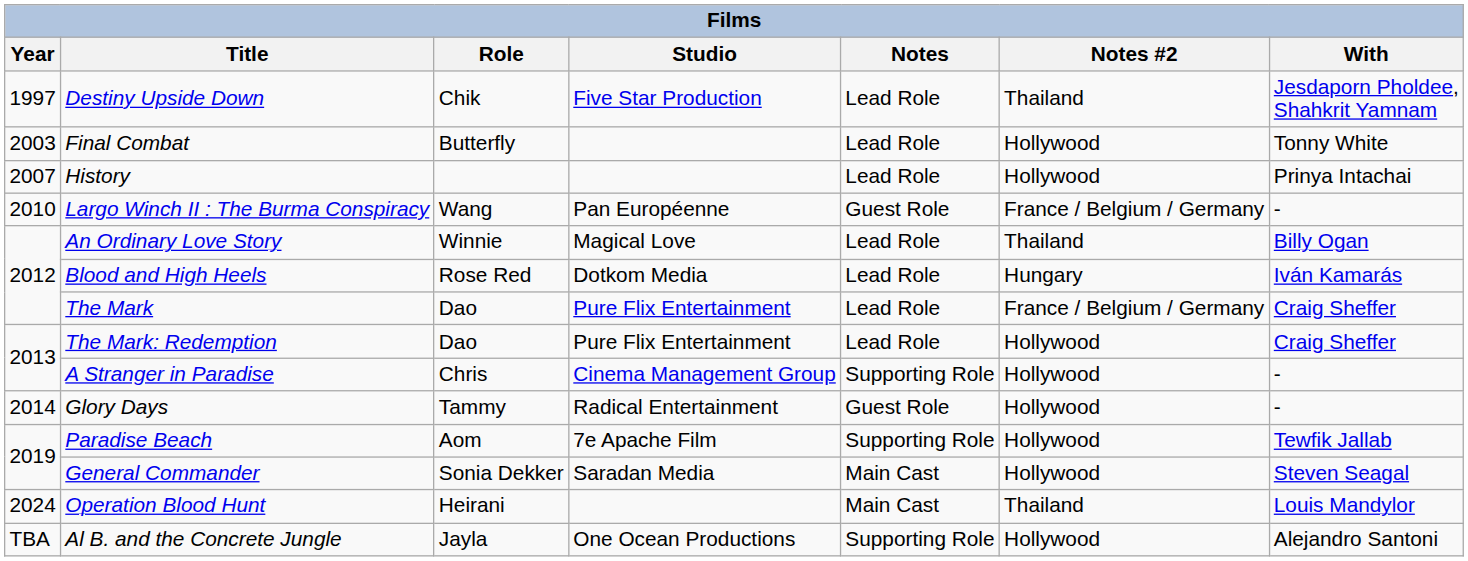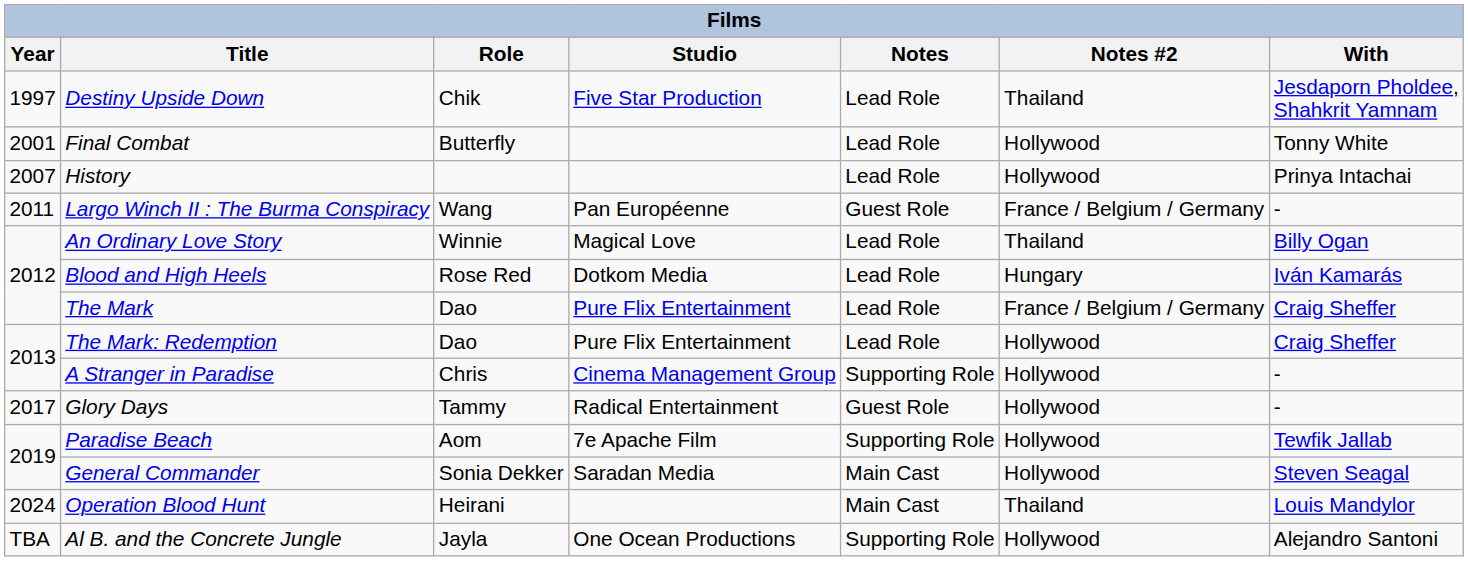(33, 143) 2003 -> (33, 143) 2001
(33, 209) 2010 -> (32, 209) 2011
(33, 407) 2014 -> (33, 407) 2017
